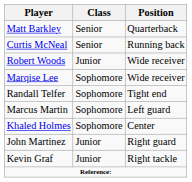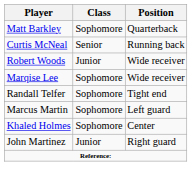(89, 28) Senior -> (99, 28) Sophomore
- row: (30, 158)
